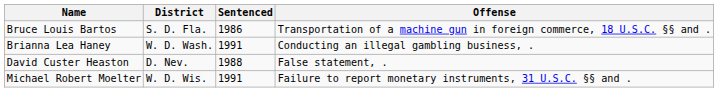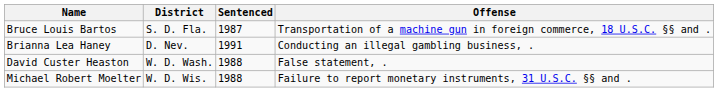(230, 29) 1986 -> (230, 29) 1987
(180, 46) W. D. Wash. -> (167, 46) D. Nev.
(167, 62) D. Nev. -> (180, 62) W. D. Wash.
(230, 79) 1991 -> (230, 79) 1988
